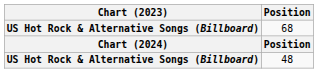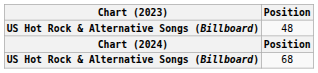rows swapped: (287, 60) <-> (287, 28)
